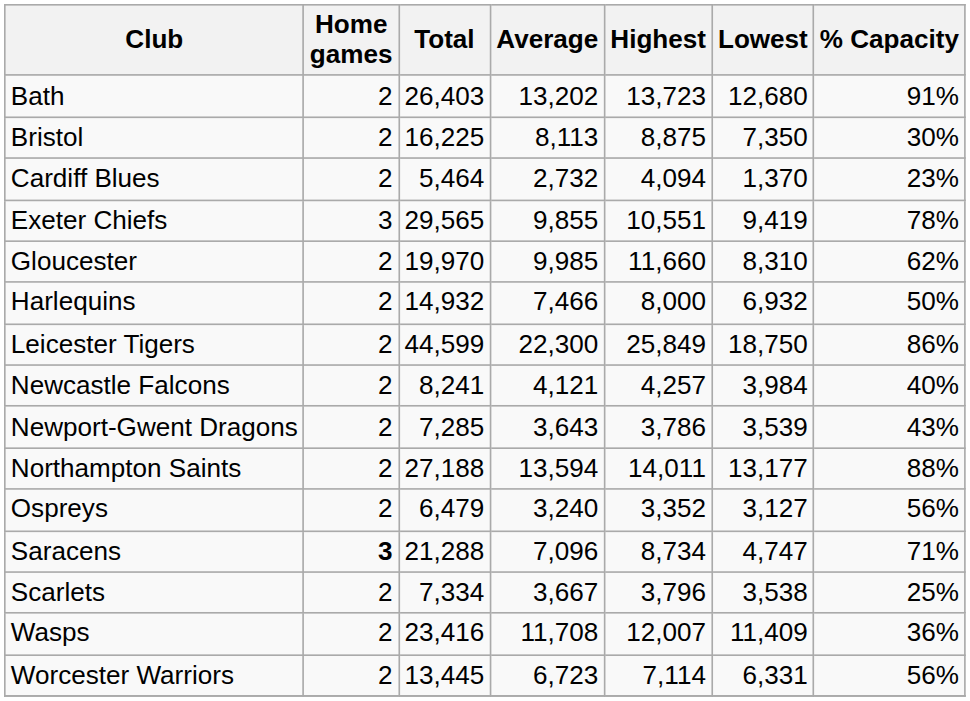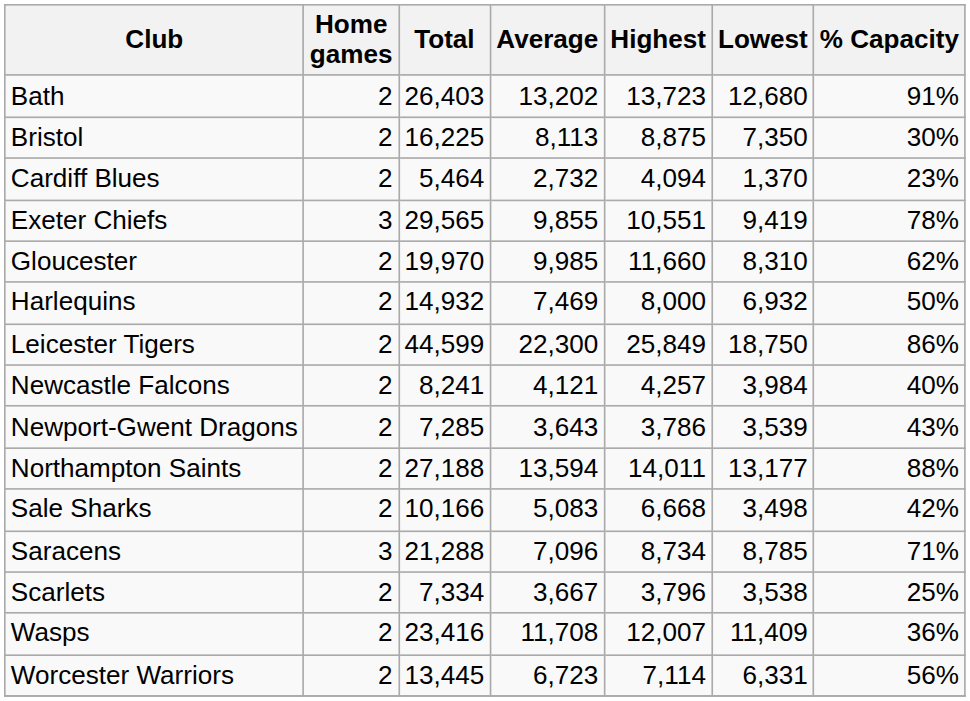(566, 302) 7,466 -> (566, 302) 7,469
- row: (59, 509)
+ row: (81, 509)
(385, 550) bold -> (385, 550) normal
(775, 550) 4,747 -> (775, 550) 8,785
